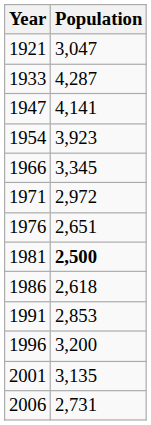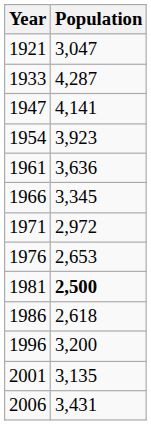+ row: (28, 167)
(76, 227) 2,651 -> (76, 256) 2,653
- row: (28, 316)
(76, 405) 2,731 -> (76, 405) 3,431
